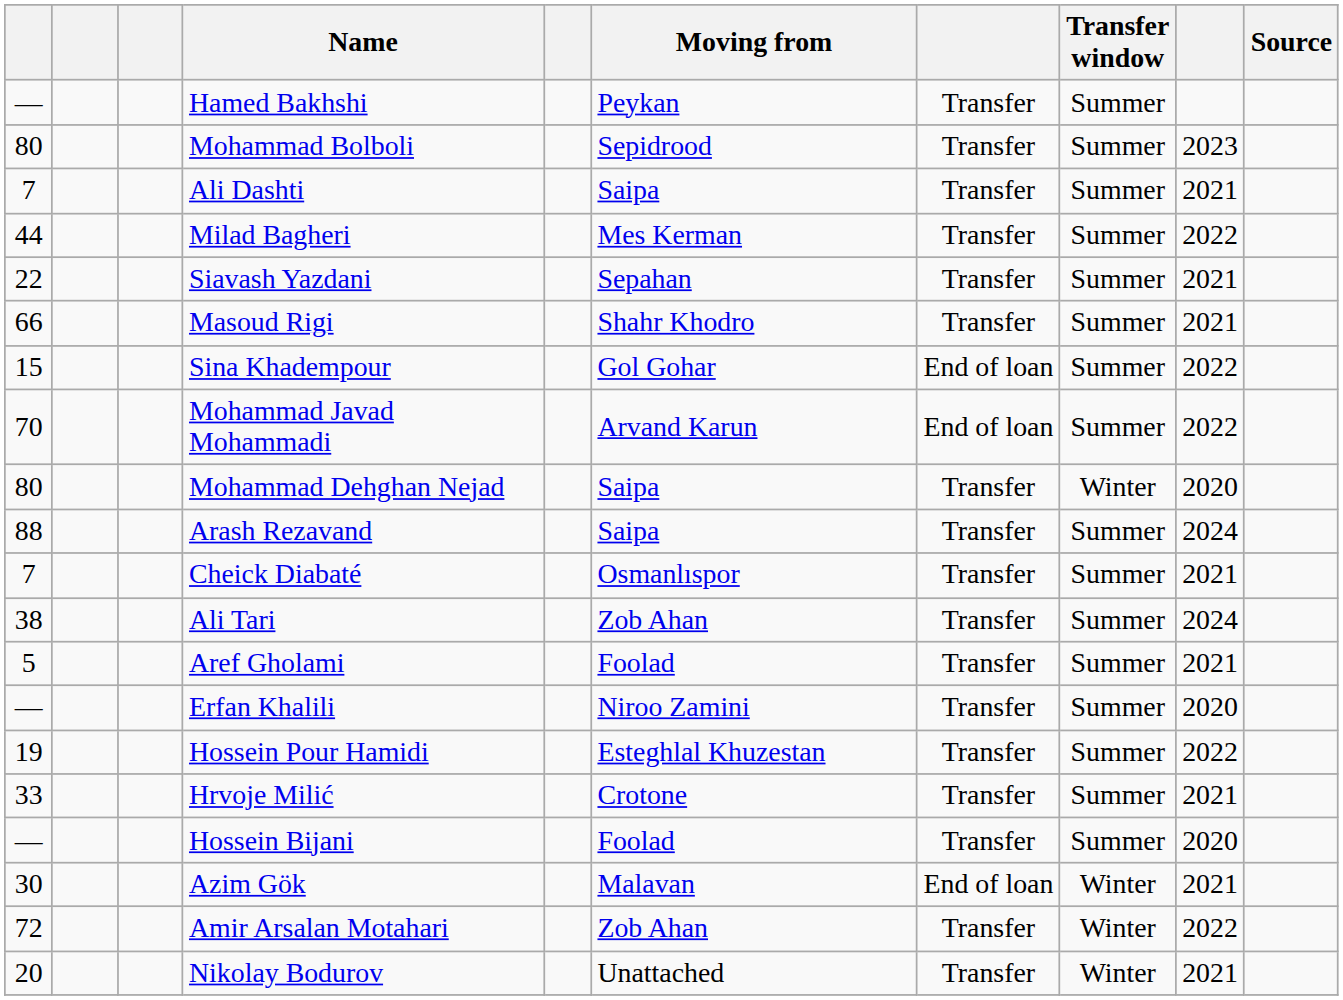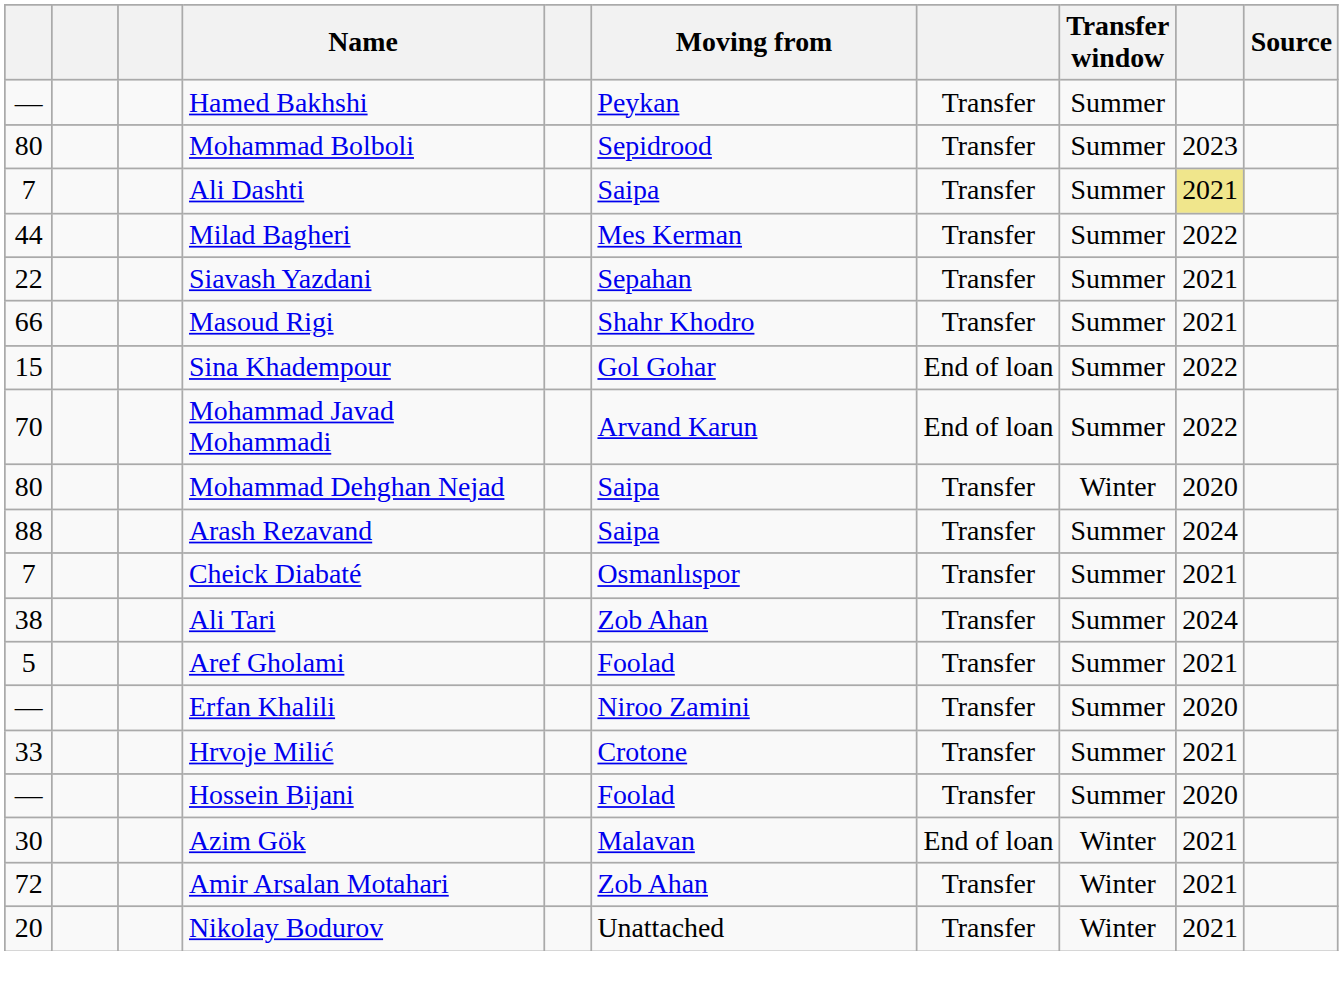(1210, 190) no background -> (1210, 190) khaki background
- row: (309, 751)
(1210, 928) 2022 -> (1210, 883) 2021
